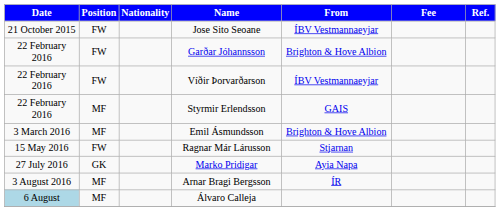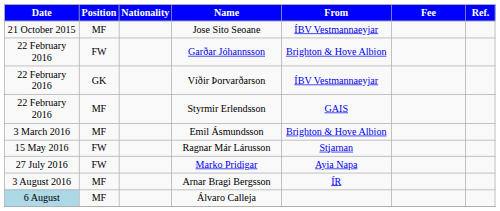(99, 29) FW -> (99, 29) MF
(99, 80) FW -> (99, 80) GK
(99, 165) GK -> (99, 165) FW
